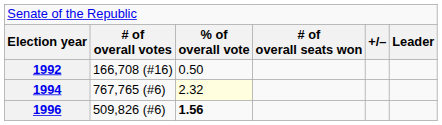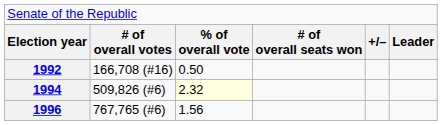(129, 89) 767,765 (#6) -> (129, 89) 509,826 (#6)
(129, 110) 509,826 (#6) -> (129, 110) 767,765 (#6)
(191, 110) bold -> (191, 110) normal
